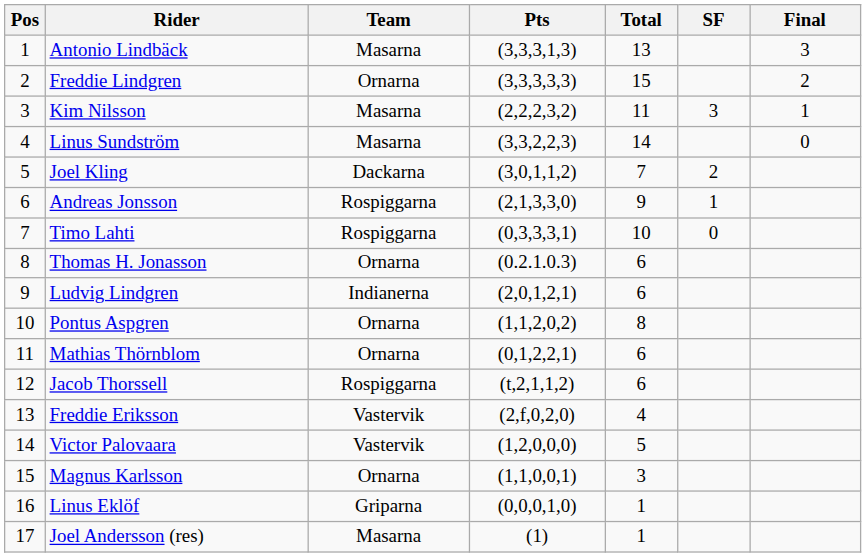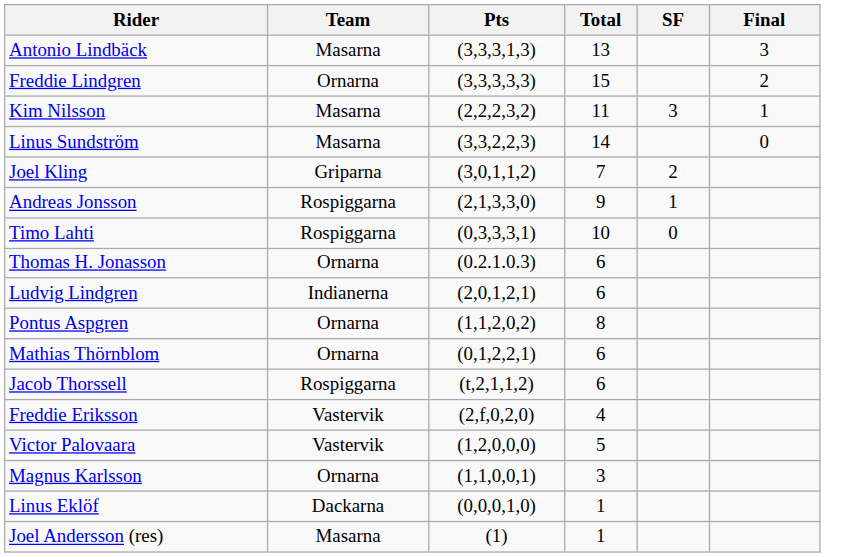- column: (25, 19)
(389, 171) Dackarna -> (348, 171) Griparna
(389, 505) Griparna -> (348, 505) Dackarna
